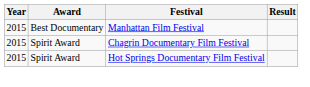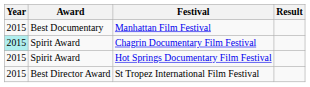(16, 43) no background -> (16, 43) paleturquoise background
+ row: (187, 74)
